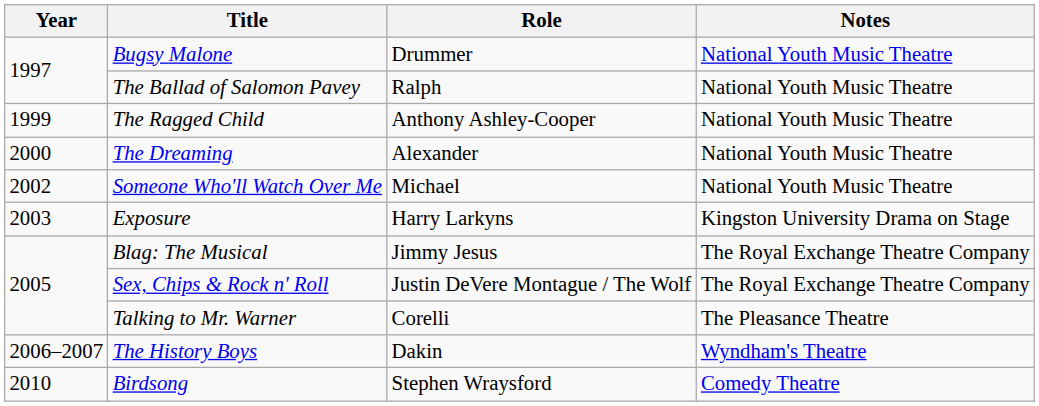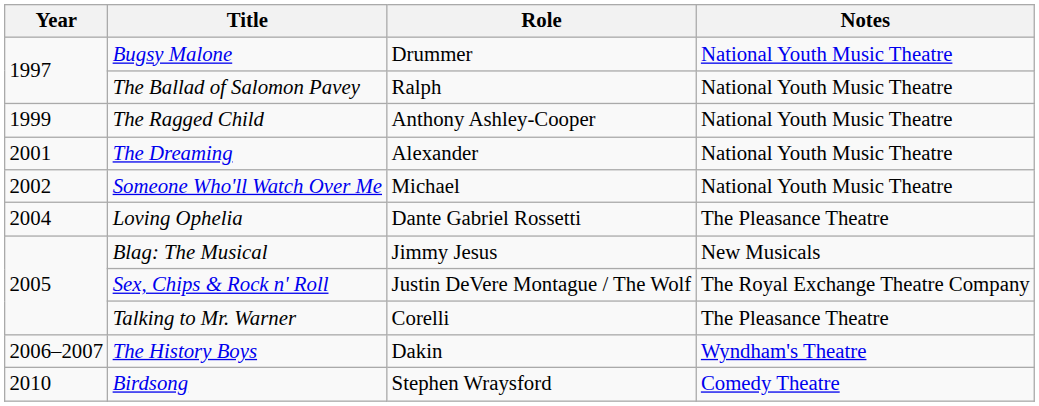(30, 152) 2000 -> (30, 152) 2001
- row: (152, 218)
+ row: (178, 218)
(865, 251) The Royal Exchange Theatre Company -> (761, 251) New Musicals
